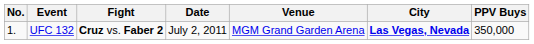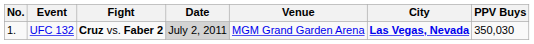(198, 30) no background -> (198, 30) lightgrey background
(494, 30) 350,000 -> (494, 30) 350,030
